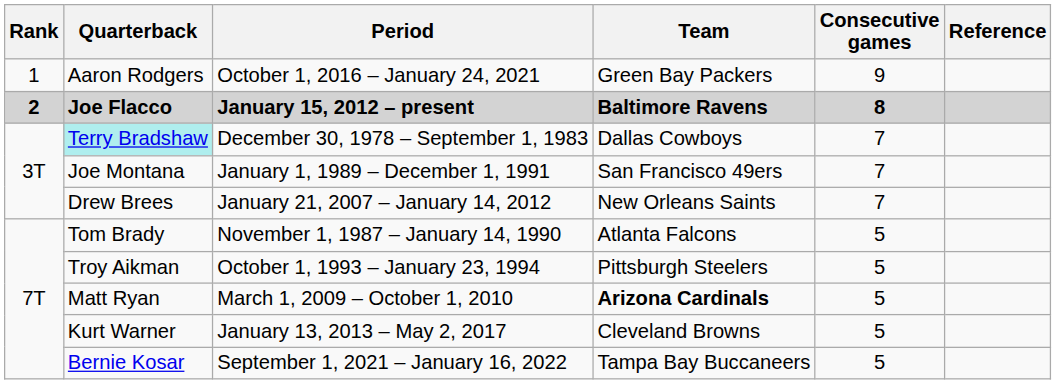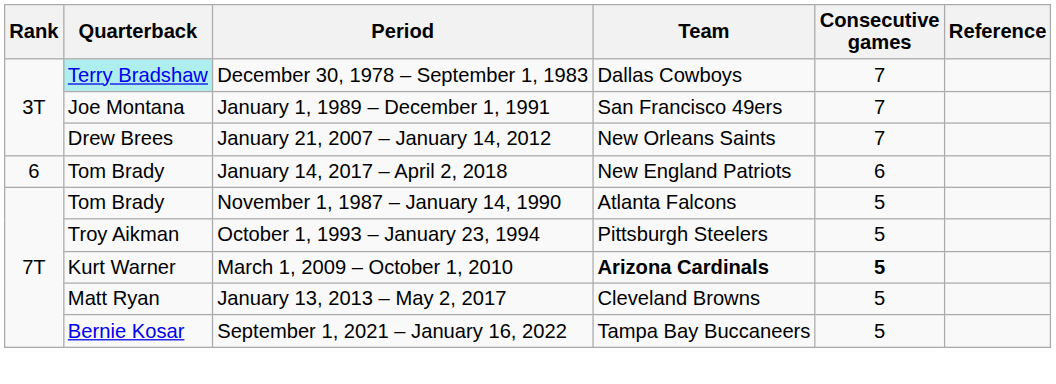- row: (379, 75)
- row: (346, 107)
+ row: (362, 171)
(114, 298) Matt Ryan -> (122, 266) Kurt Warner
(880, 298) normal -> (880, 266) bold
(122, 330) Kurt Warner -> (114, 298) Matt Ryan
